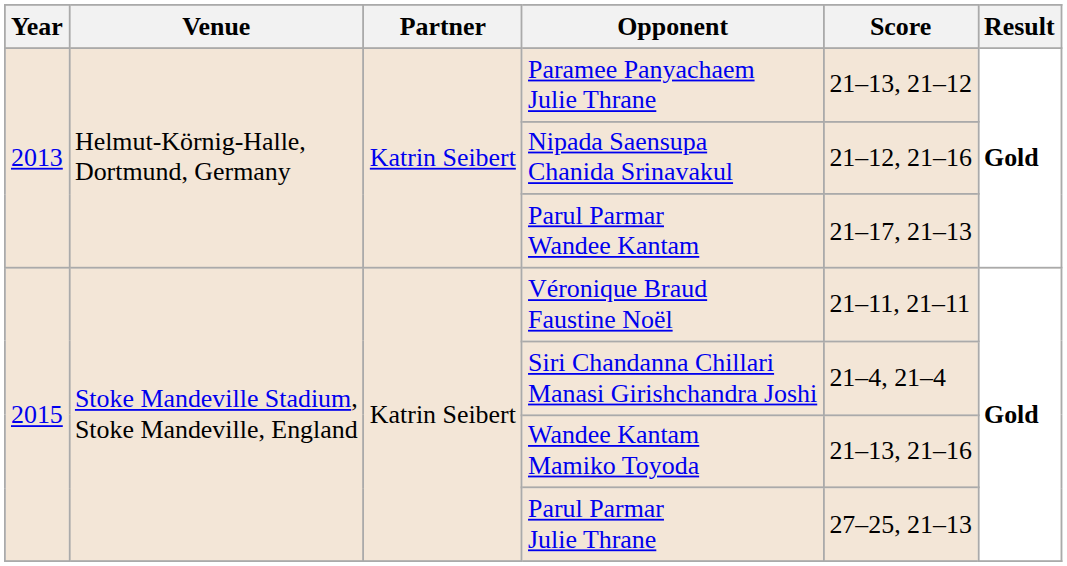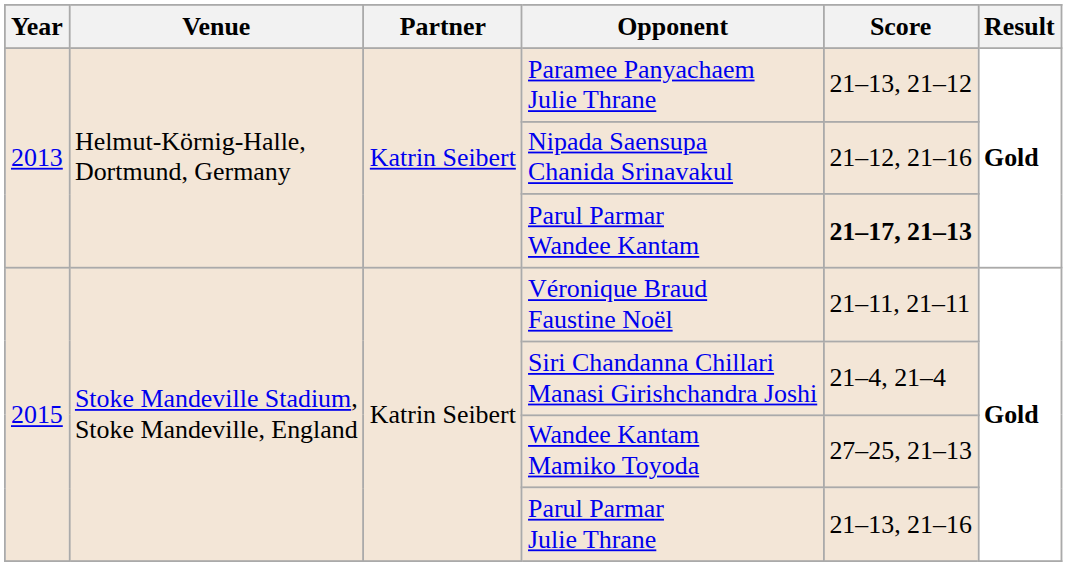(901, 231) normal -> (901, 231) bold
(901, 451) 21–13, 21–16 -> (901, 451) 27–25, 21–13
(901, 524) 27–25, 21–13 -> (901, 524) 21–13, 21–16
